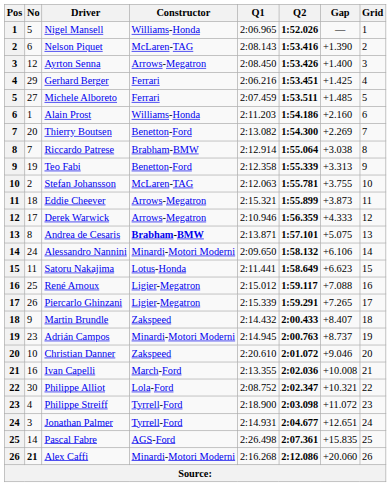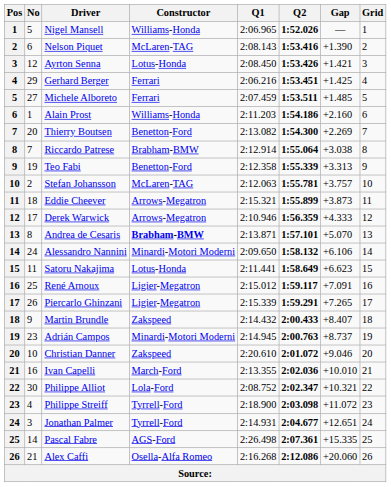(169, 64) Arrows-Megatron -> (159, 64) Lotus-Honda
(338, 64) +1.400 -> (338, 64) +1.421
(338, 183) +3.755 -> (338, 183) +3.757
(338, 234) +5.075 -> (338, 234) +5.070
(338, 285) +7.088 -> (338, 285) +7.091
(340, 371) +10.008 -> (340, 371) +10.010
(340, 439) +15.835 -> (340, 439) +15.335
(32, 456) bold -> (32, 456) normal
(183, 456) Minardi-Motori Moderni -> (172, 456) Osella-Alfa Romeo
